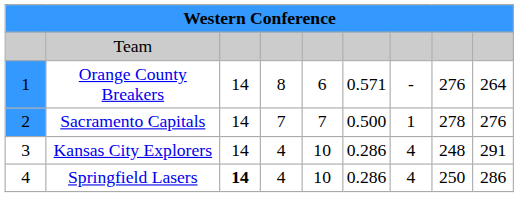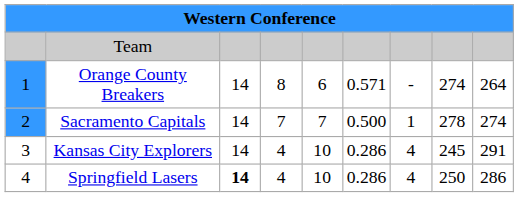(452, 84) 276 -> (452, 84) 274
(493, 121) 276 -> (493, 121) 274
(452, 149) 248 -> (452, 149) 245
